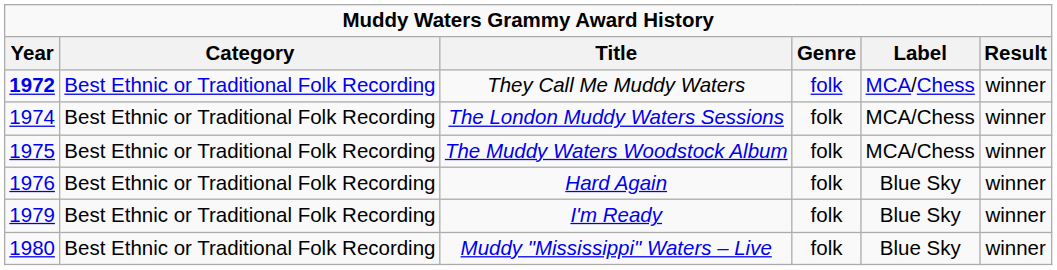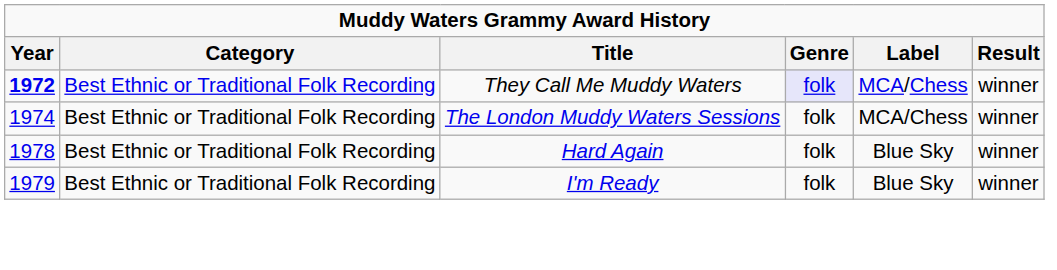(827, 85) no background -> (819, 85) lavender background
- row: (616, 150)
(32, 183) 1976 -> (32, 150) 1978
- row: (616, 248)
